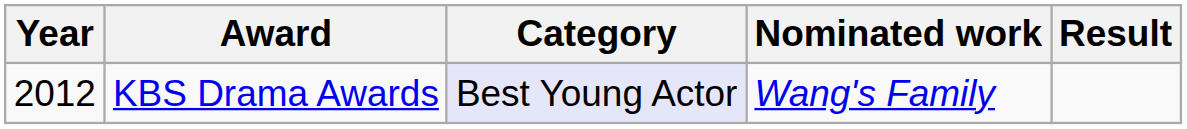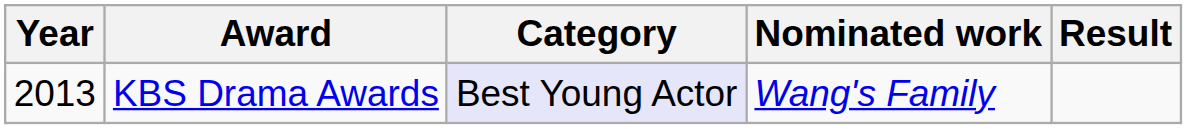(55, 92) 2012 -> (55, 92) 2013
